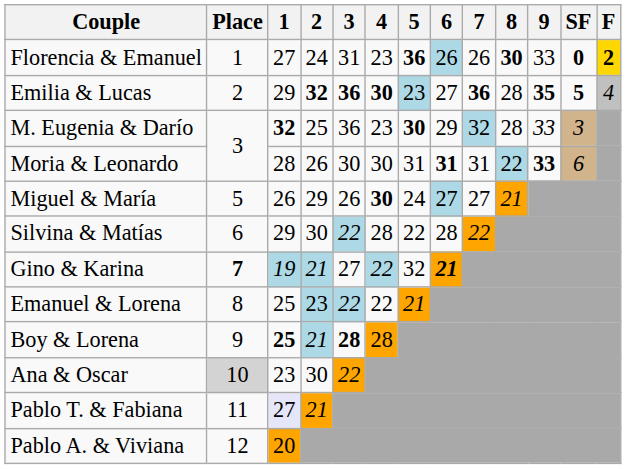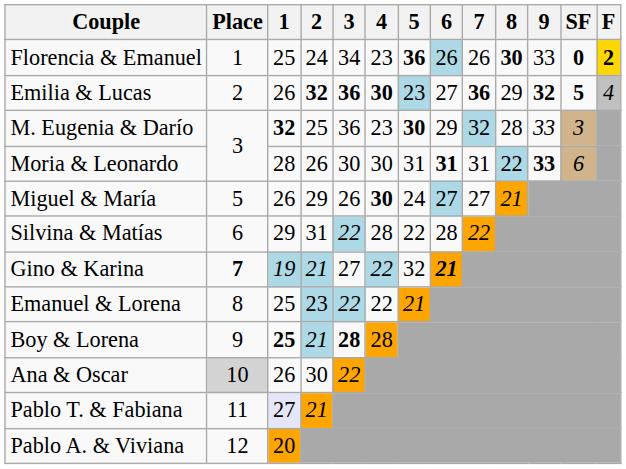(284, 57) 27 -> (284, 57) 25
(349, 57) 31 -> (349, 57) 34
(284, 92) 29 -> (284, 92) 26
(512, 92) 28 -> (512, 92) 29
(544, 92) 35 -> (544, 92) 32
(317, 233) 30 -> (317, 233) 31
(284, 374) 23 -> (284, 374) 26
